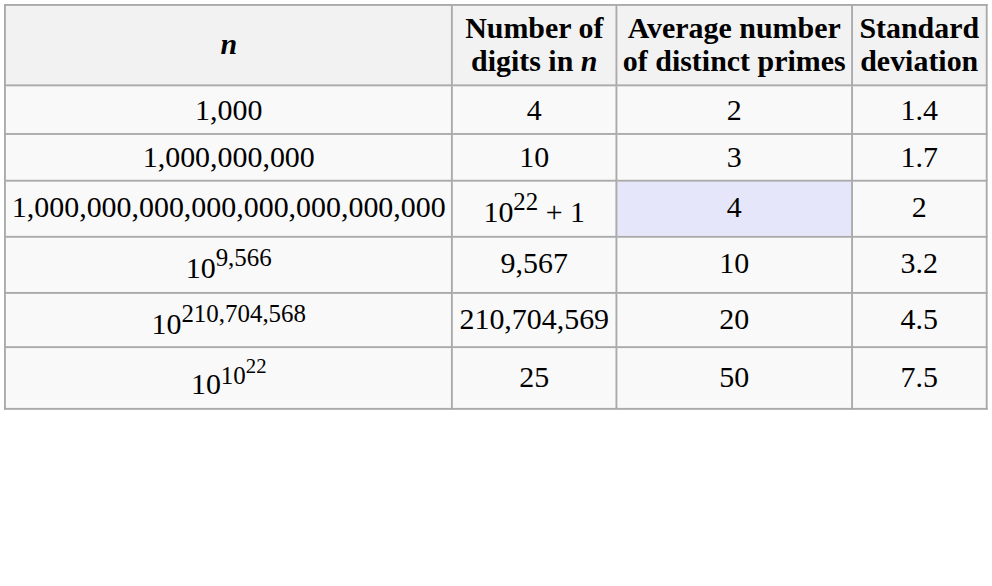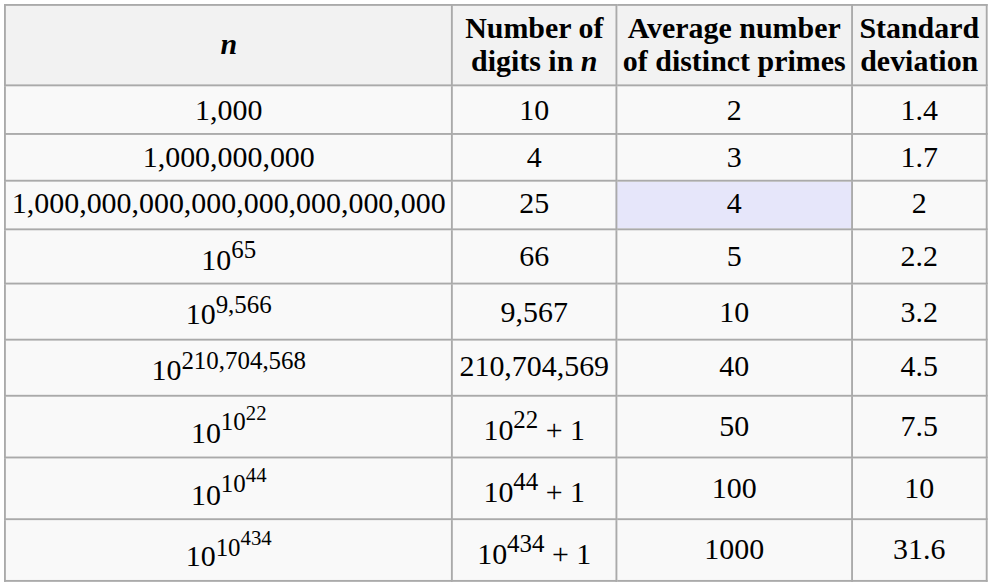(534, 109) 4 -> (534, 109) 10
(534, 156) 10 -> (534, 156) 4
(534, 208) 1022 + 1 -> (534, 204) 25
+ row: (229, 255)
(734, 319) 20 -> (734, 366) 40
(534, 378) 25 -> (534, 425) 1022 + 1
+ row: (229, 487)
+ row: (229, 549)
